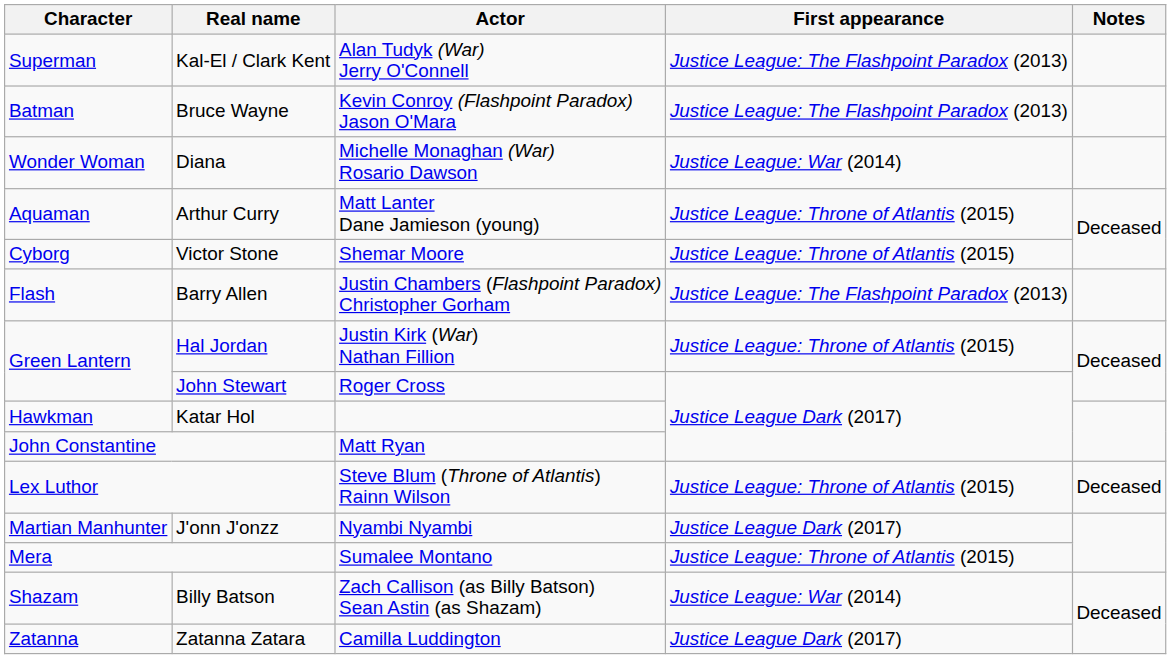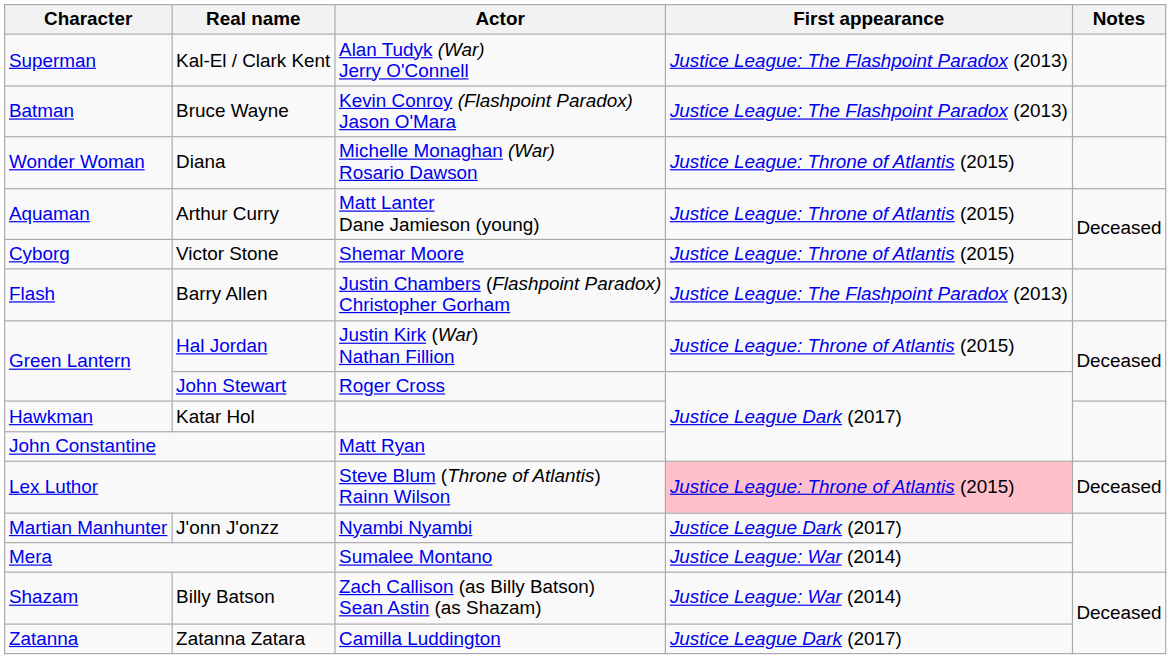(786, 162) Justice League: War (2014) -> (842, 162) Justice League: Throne of Atlantis (2015)
(842, 486) no background -> (842, 486) pink background
(842, 557) Justice League: Throne of Atlantis (2015) -> (786, 557) Justice League: War (2014)
